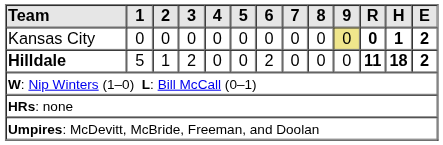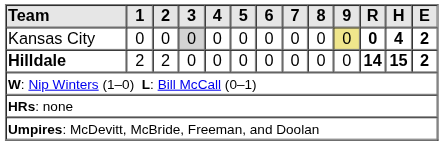(192, 38) no background -> (192, 38) lightgrey background
(399, 38) 1 -> (399, 38) 4
(140, 61) 5 -> (140, 61) 2
(166, 61) 1 -> (166, 61) 2
(192, 61) 2 -> (192, 61) 0
(269, 61) 2 -> (269, 61) 0
(373, 61) 11 -> (373, 61) 14
(399, 61) 18 -> (399, 61) 15
